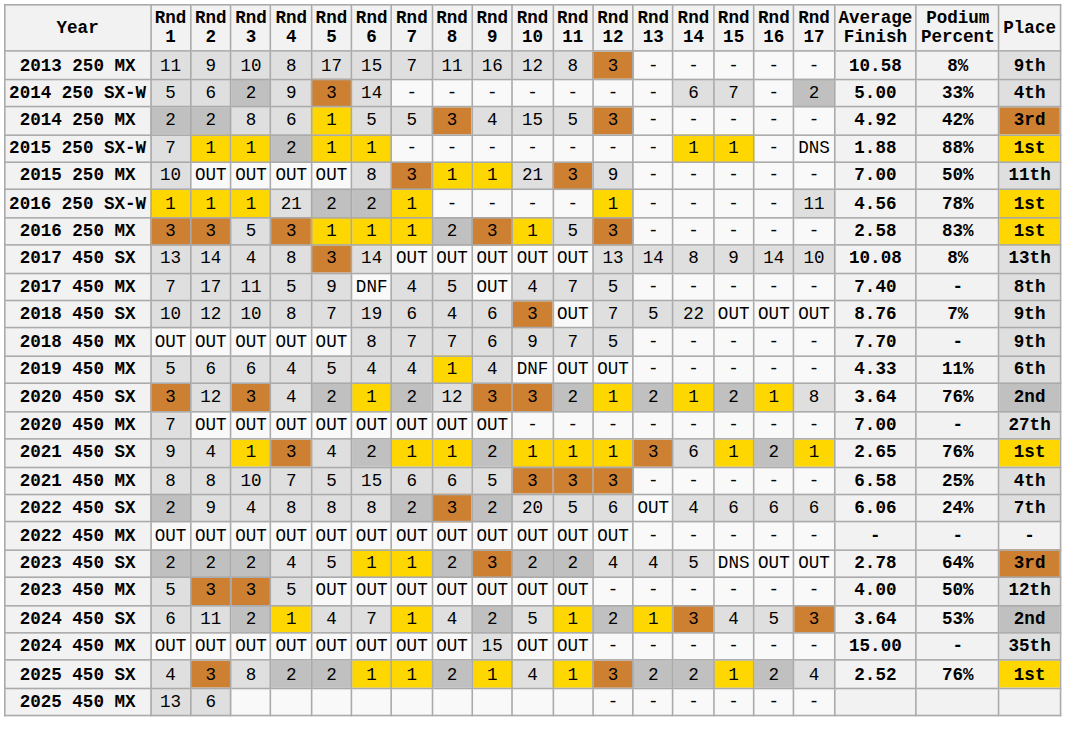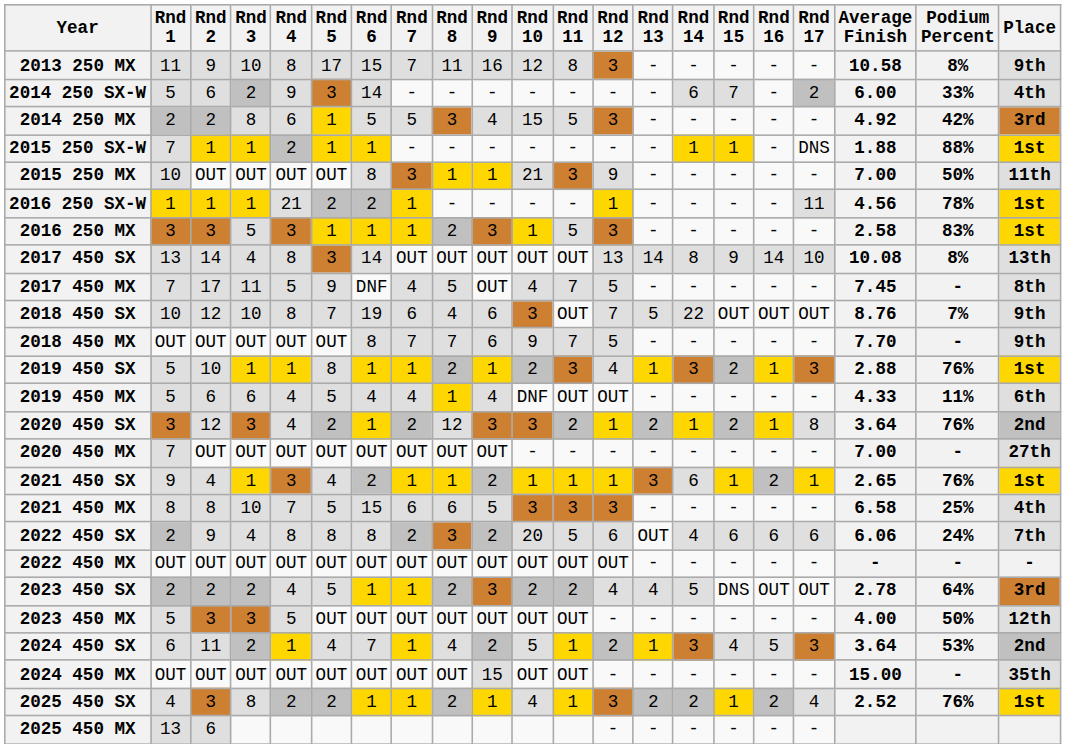(875, 93) 5.00 -> (875, 93) 6.00
(875, 287) 7.40 -> (875, 287) 7.45
+ row: (78, 370)
